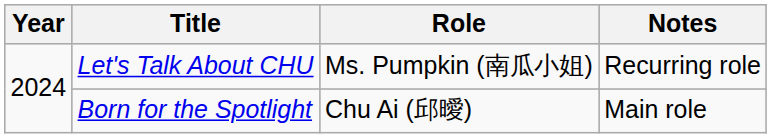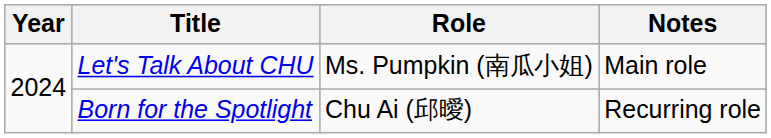(683, 66) Recurring role -> (656, 66) Main role
(656, 110) Main role -> (683, 110) Recurring role
